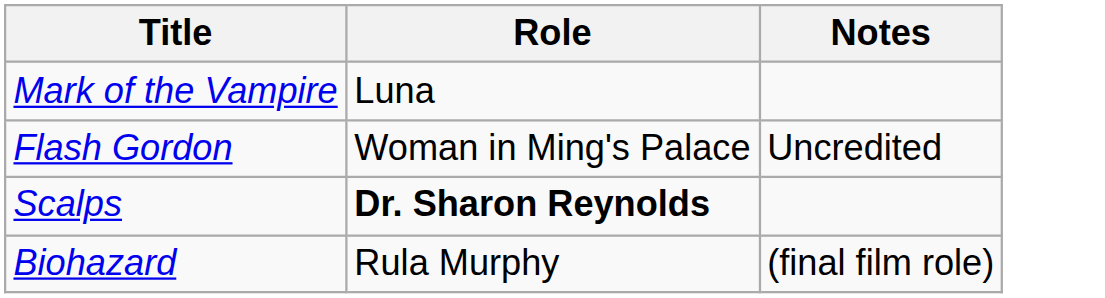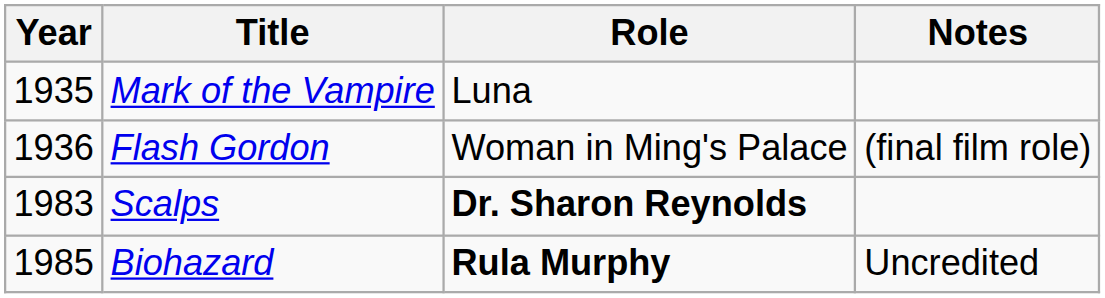+ column: (54, 33)
(855, 147) Uncredited -> (978, 147) (final film role)
(457, 262) normal -> (561, 262) bold
(881, 262) (final film role) -> (952, 262) Uncredited
